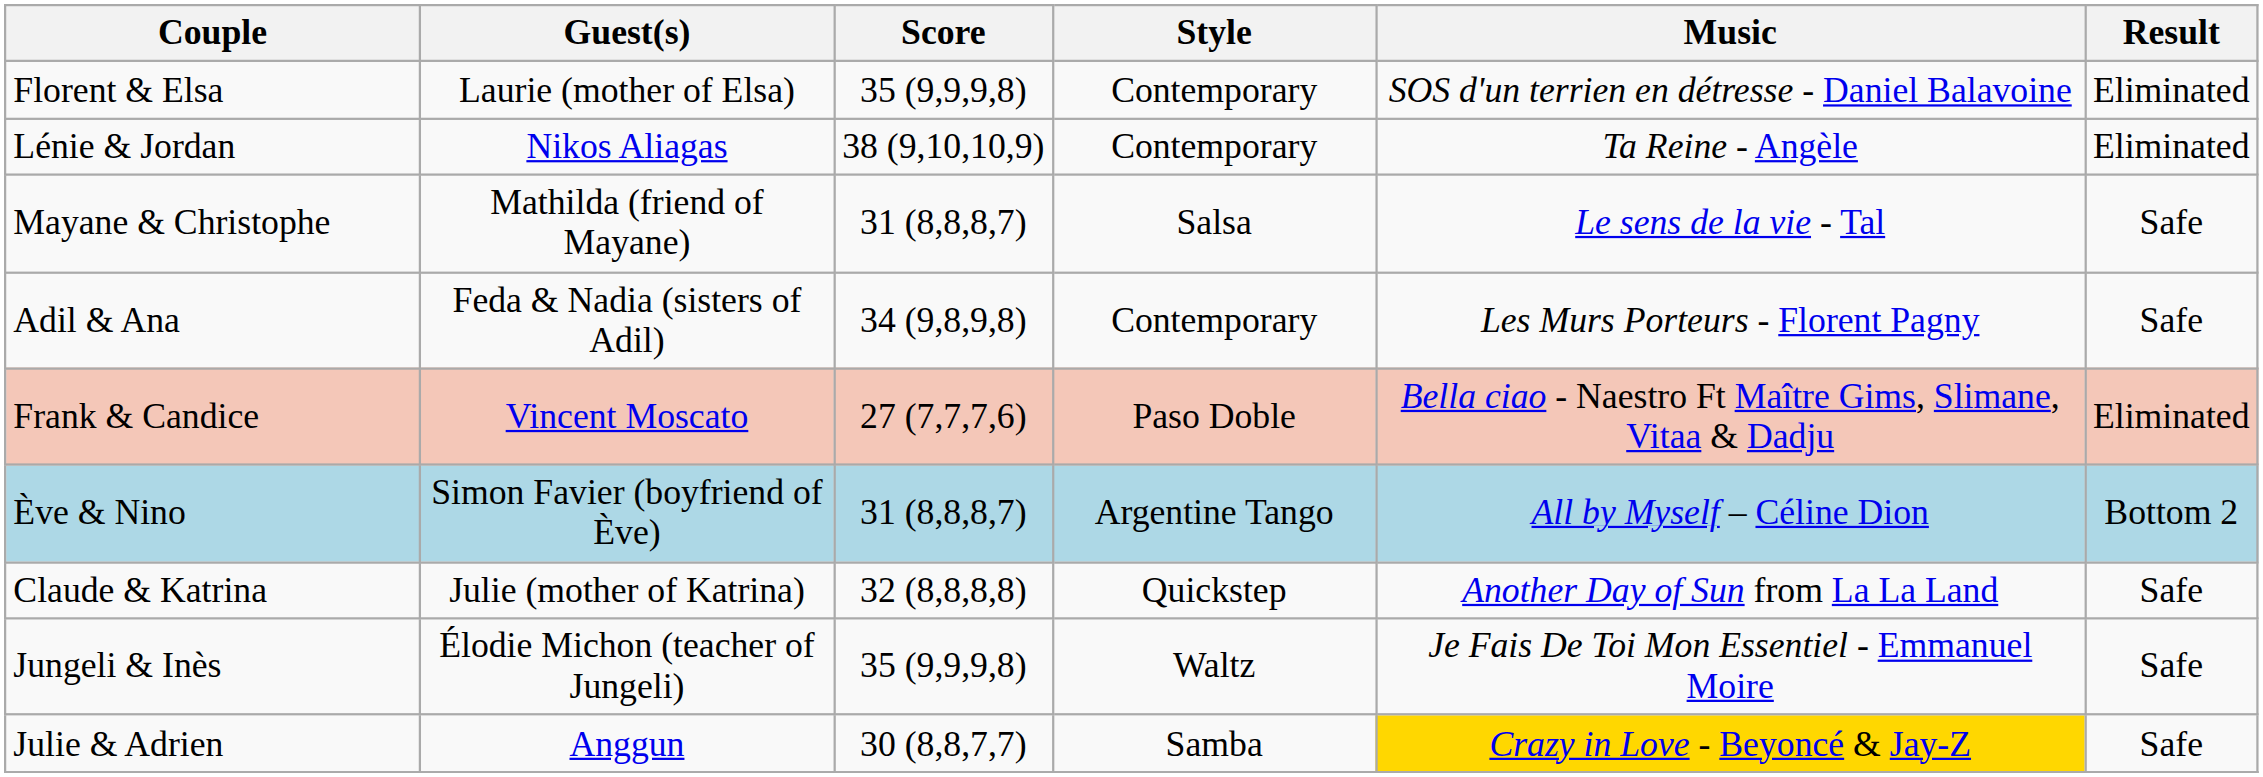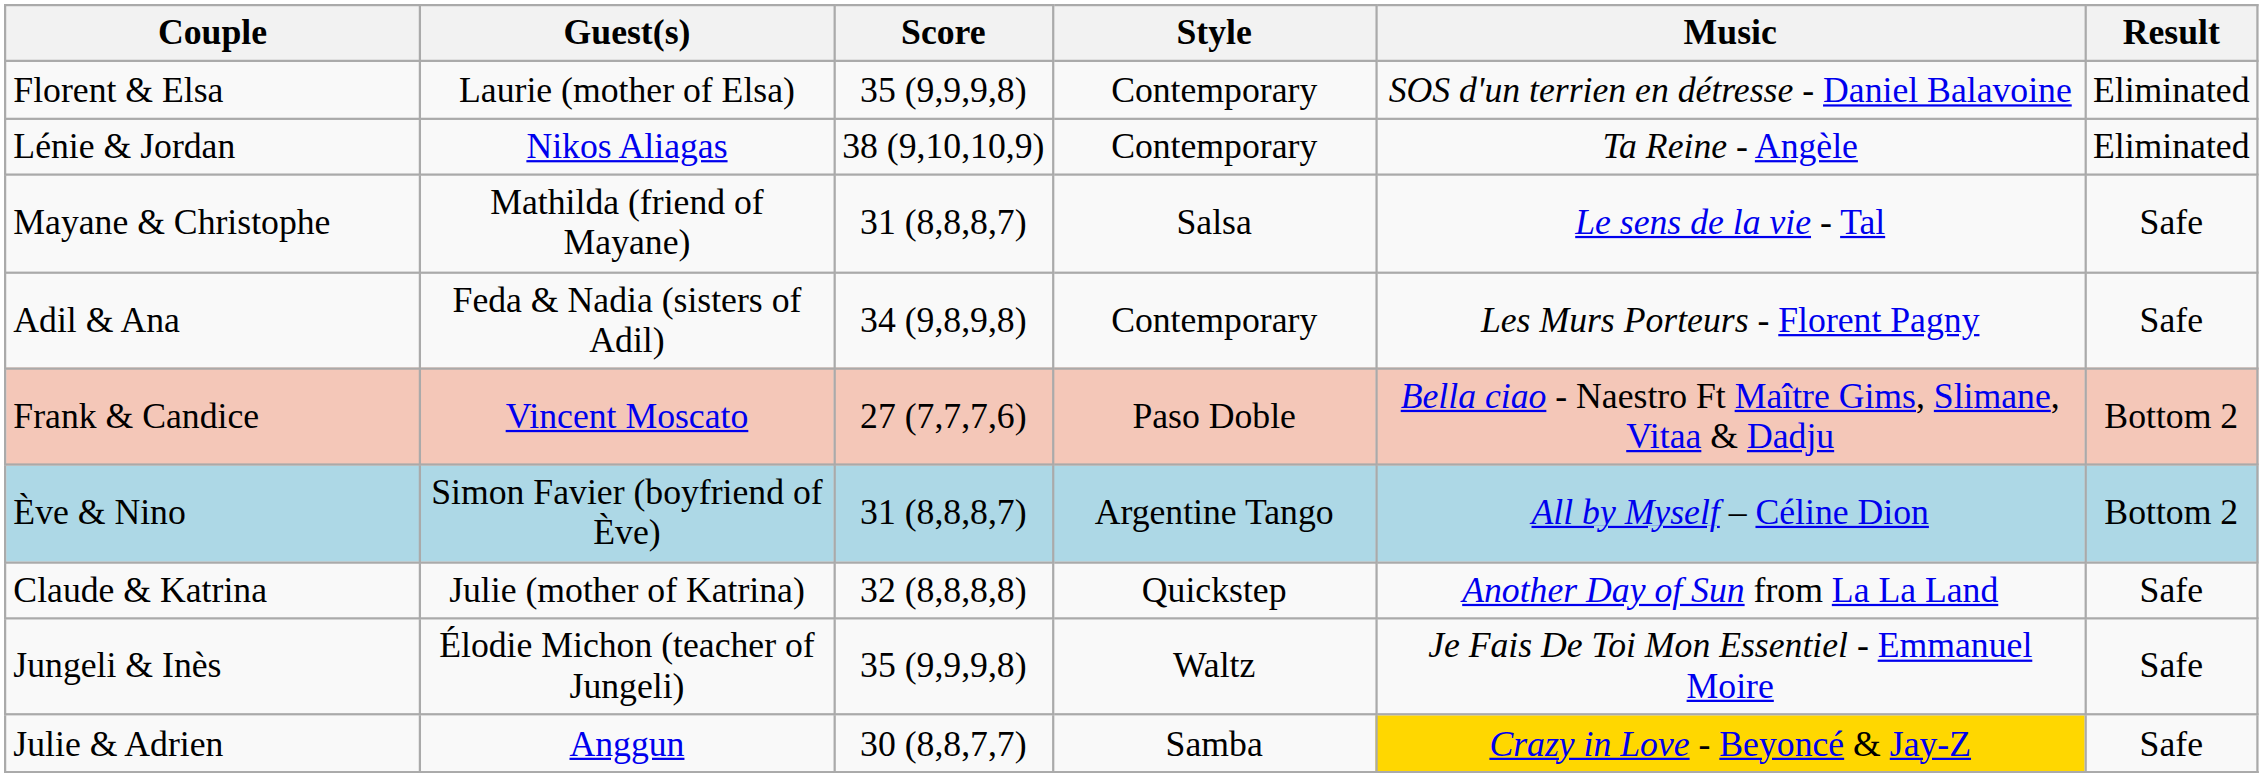(2171, 416) Eliminated -> (2171, 416) Bottom 2
